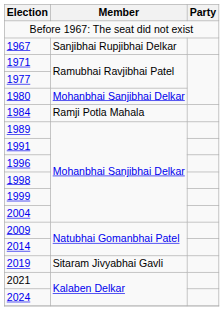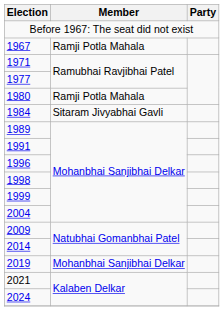(115, 46) Sanjibhai Rupjibhai Delkar -> (98, 46) Ramji Potla Mahala
(119, 96) Mohanbhai Sanjibhai Delkar -> (98, 96) Ramji Potla Mahala
(98, 113) Ramji Potla Mahala -> (108, 113) Sitaram Jivyabhai Gavli
(108, 264) Sitaram Jivyabhai Gavli -> (119, 264) Mohanbhai Sanjibhai Delkar
